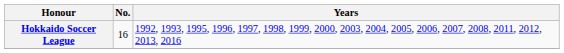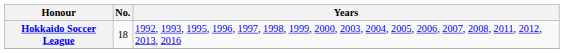(123, 34) 16 -> (123, 34) 18
